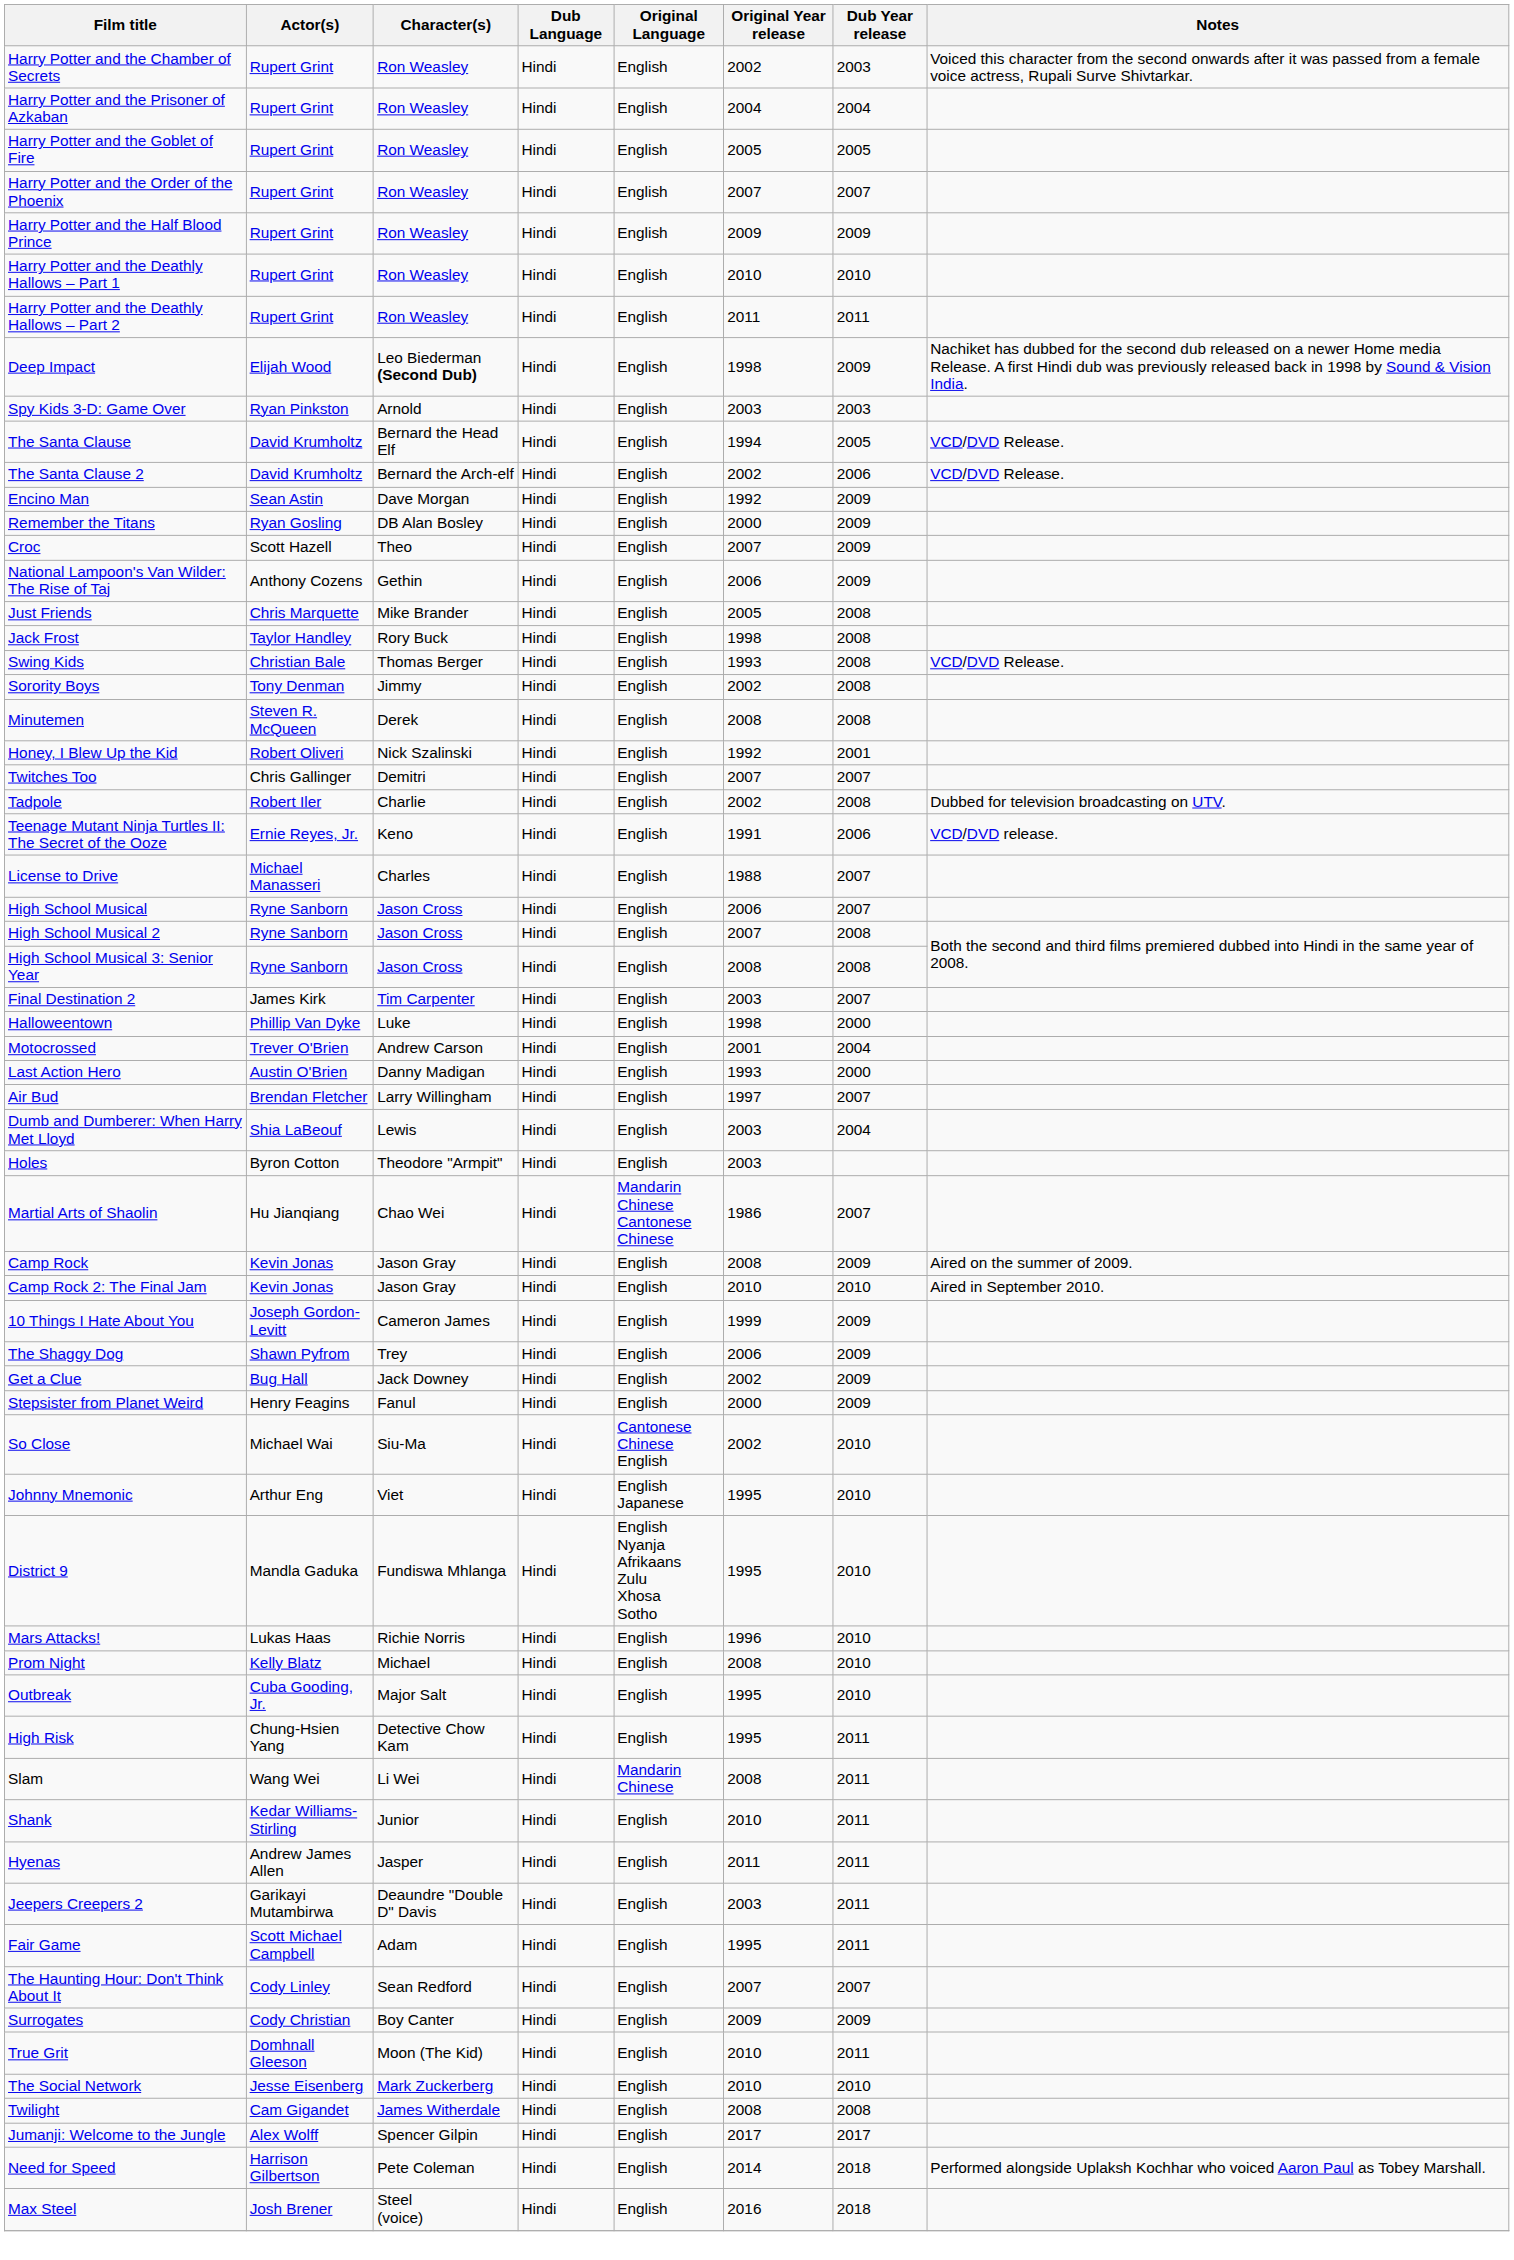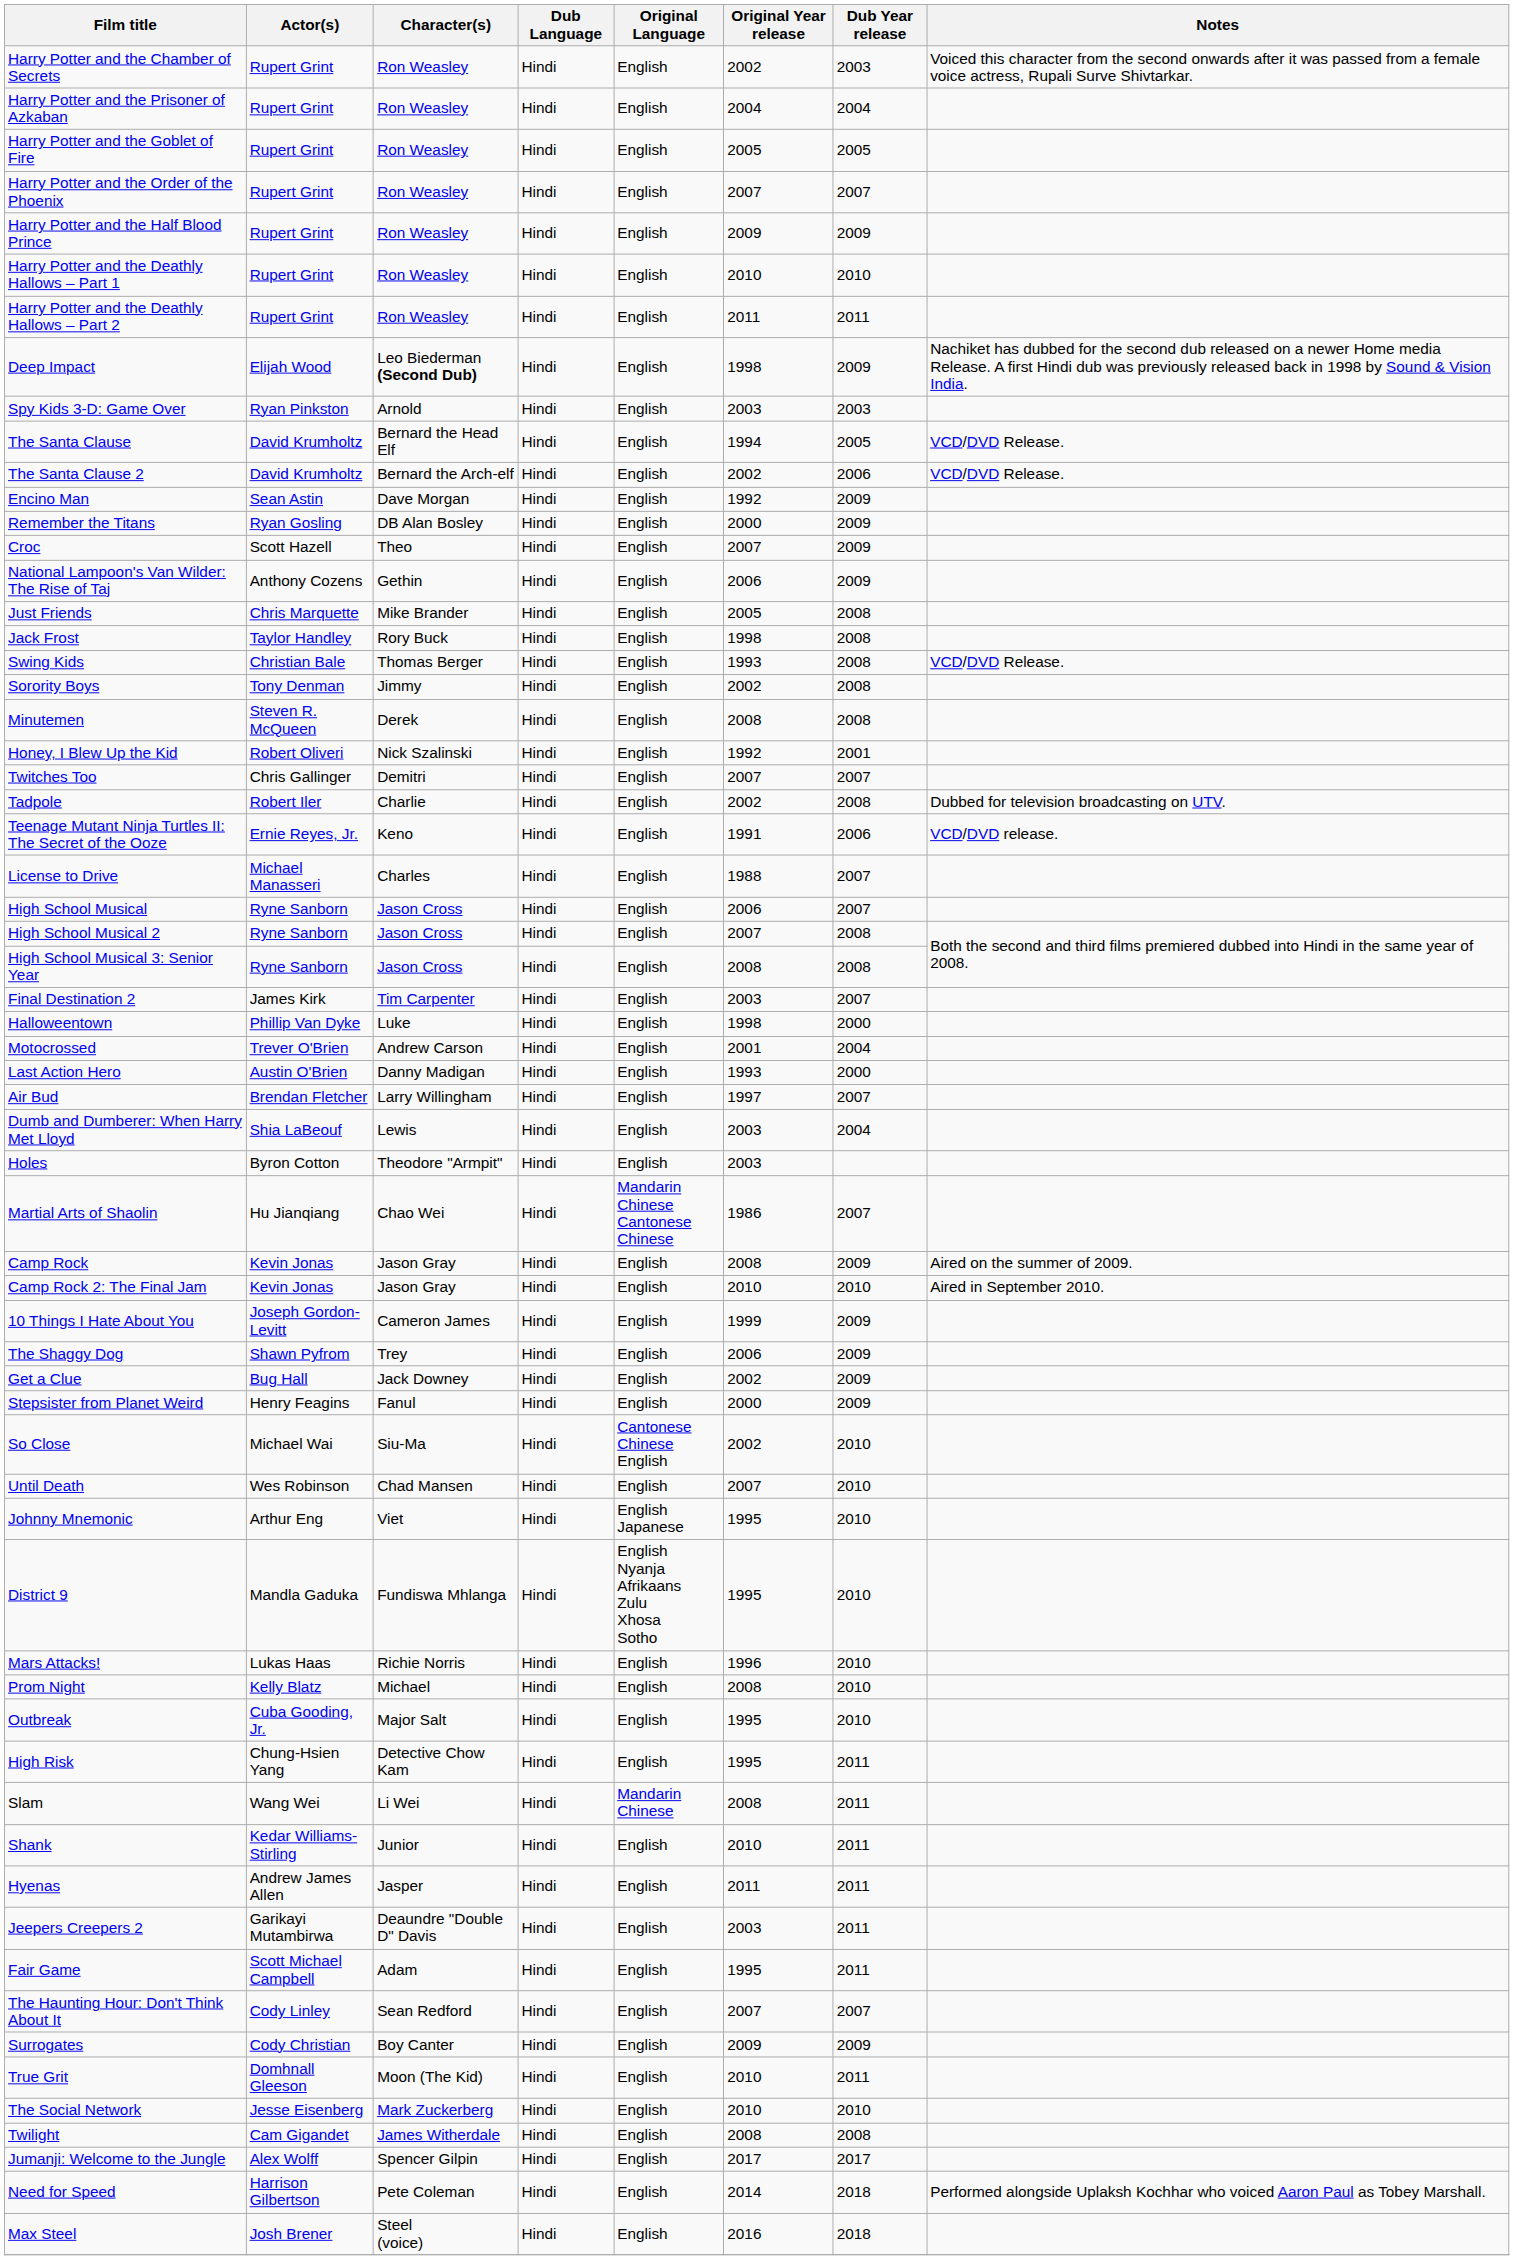+ row: (46, 1485)
